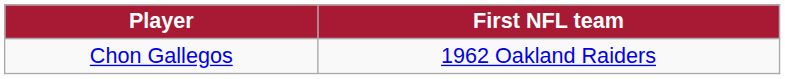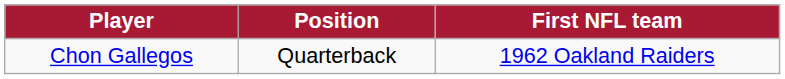+ column: (337, 21)
